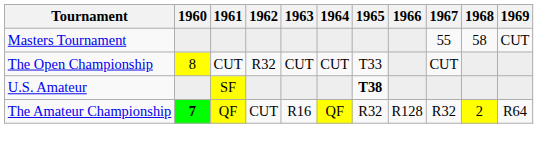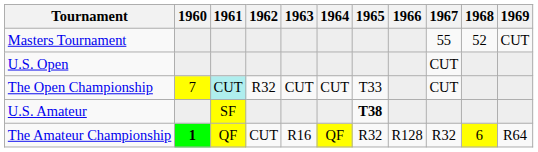(479, 40) 58 -> (479, 40) 52
+ row: (38, 64)
(192, 64) 8 -> (192, 88) 7
(228, 64) no background -> (228, 88) paleturquoise background
(192, 111) 7 -> (192, 135) 1
(479, 111) 2 -> (479, 135) 6
